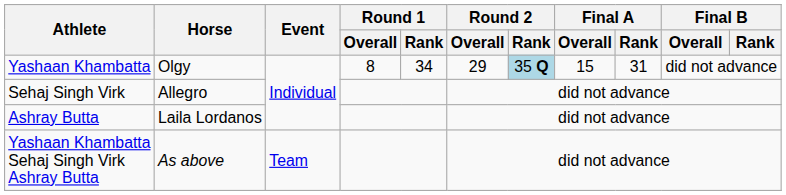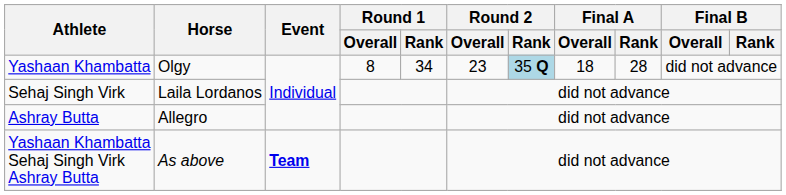(478, 68) 29 -> (478, 68) 23
(585, 68) 15 -> (585, 68) 18
(639, 68) 31 -> (639, 68) 28
(183, 93) Allegro -> (210, 93) Laila Lordanos
(210, 118) Laila Lordanos -> (183, 118) Allegro
(289, 160) normal -> (289, 160) bold
